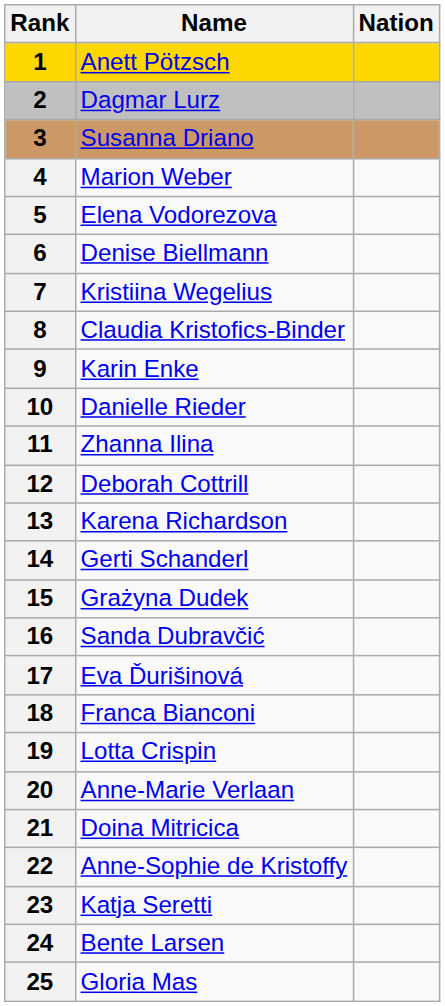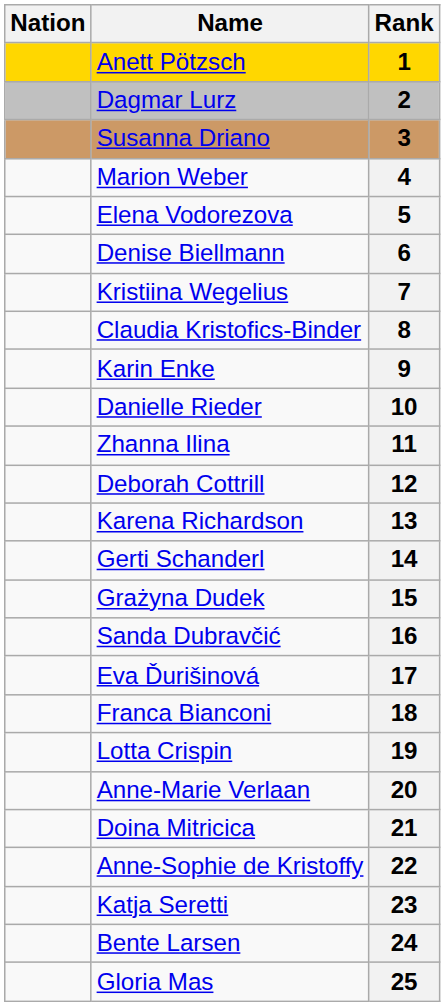columns swapped: (40, 23) <-> (396, 23)
